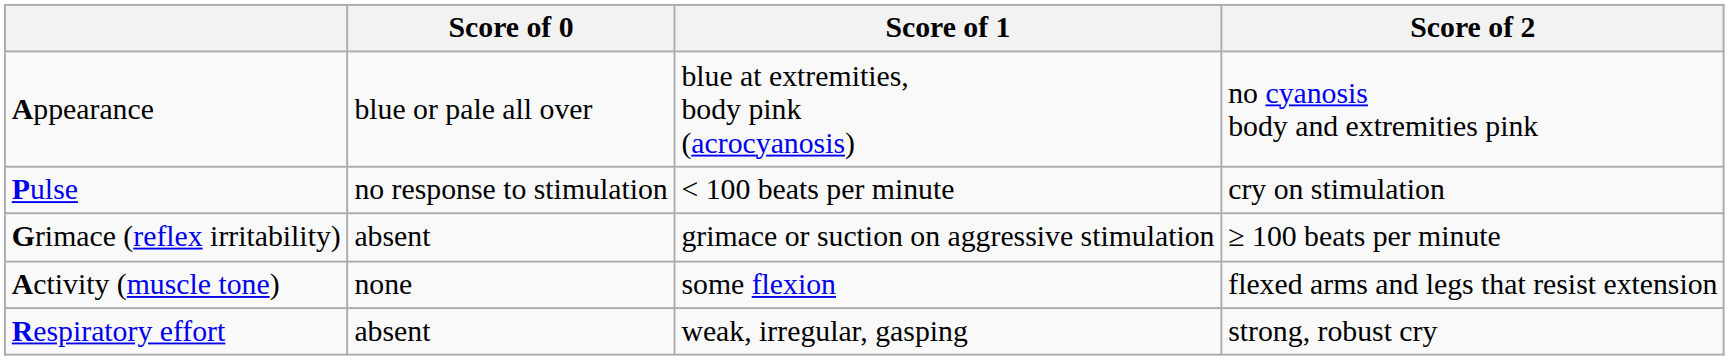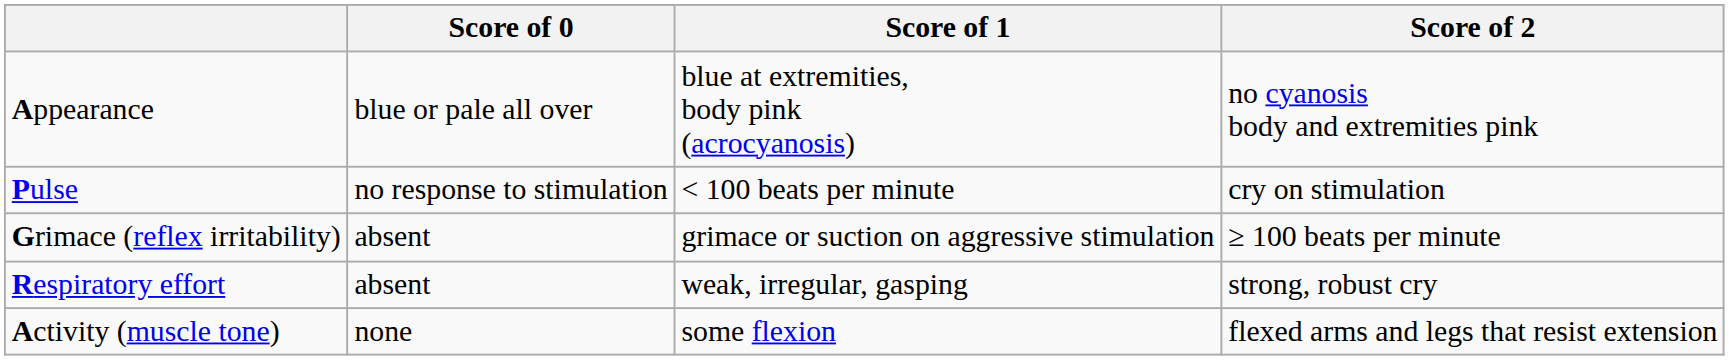rows swapped: (146, 283) <-> (119, 331)
